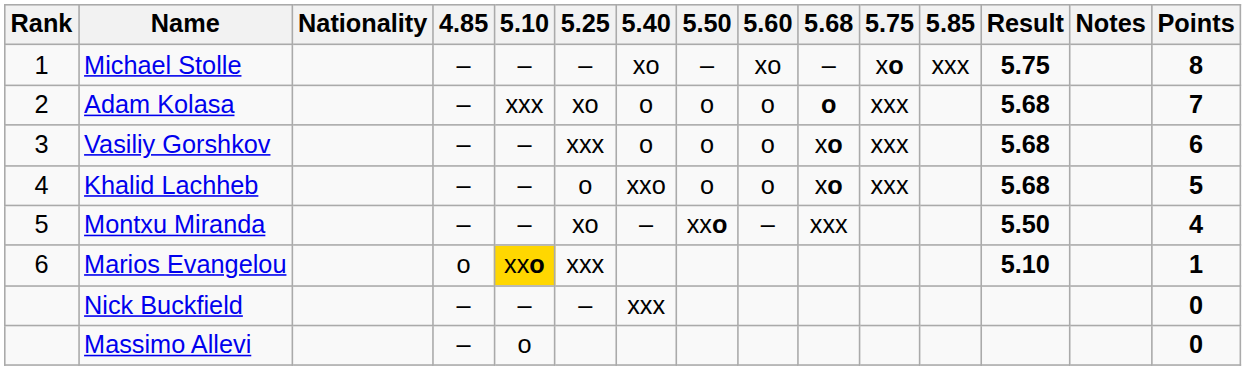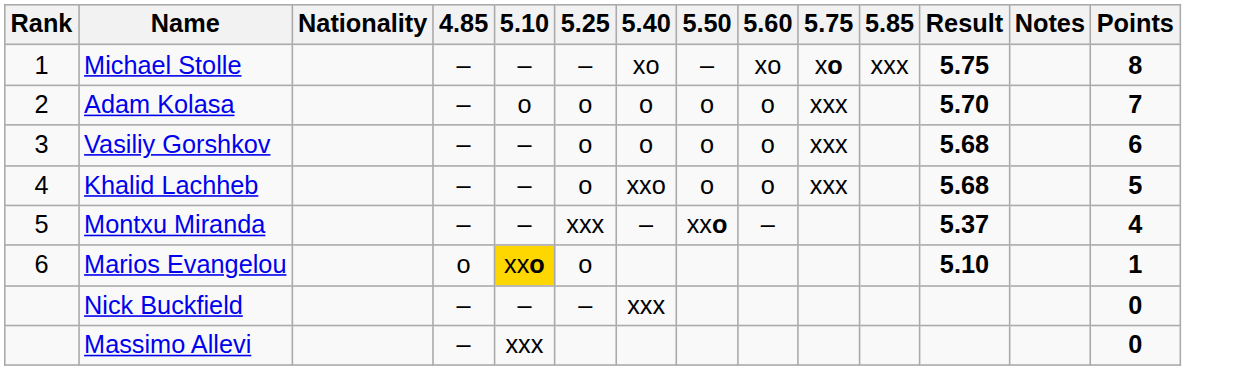- column: (829, 24)
(524, 104) xxx -> (524, 104) o
(585, 104) xo -> (585, 104) o
(1025, 104) 5.68 -> (964, 104) 5.70
(585, 144) xxx -> (585, 144) o
(585, 225) xo -> (585, 225) xxx
(1025, 225) 5.50 -> (964, 225) 5.37
(585, 265) xxx -> (585, 265) o
(524, 345) o -> (524, 345) xxx
